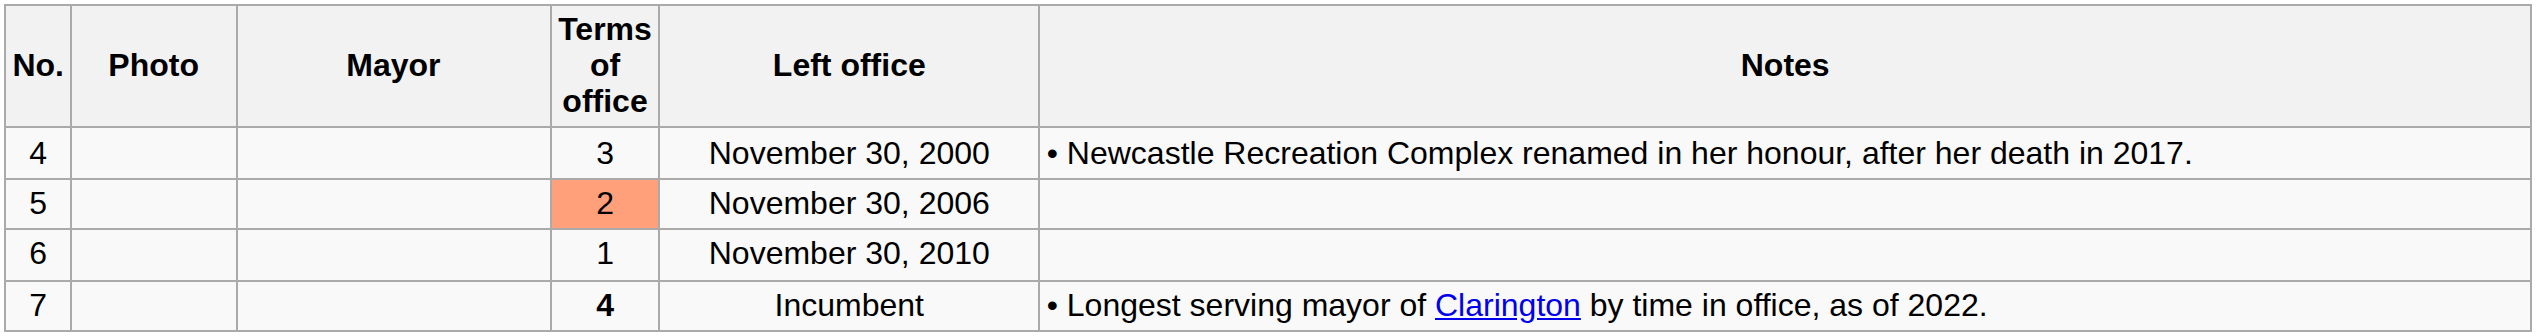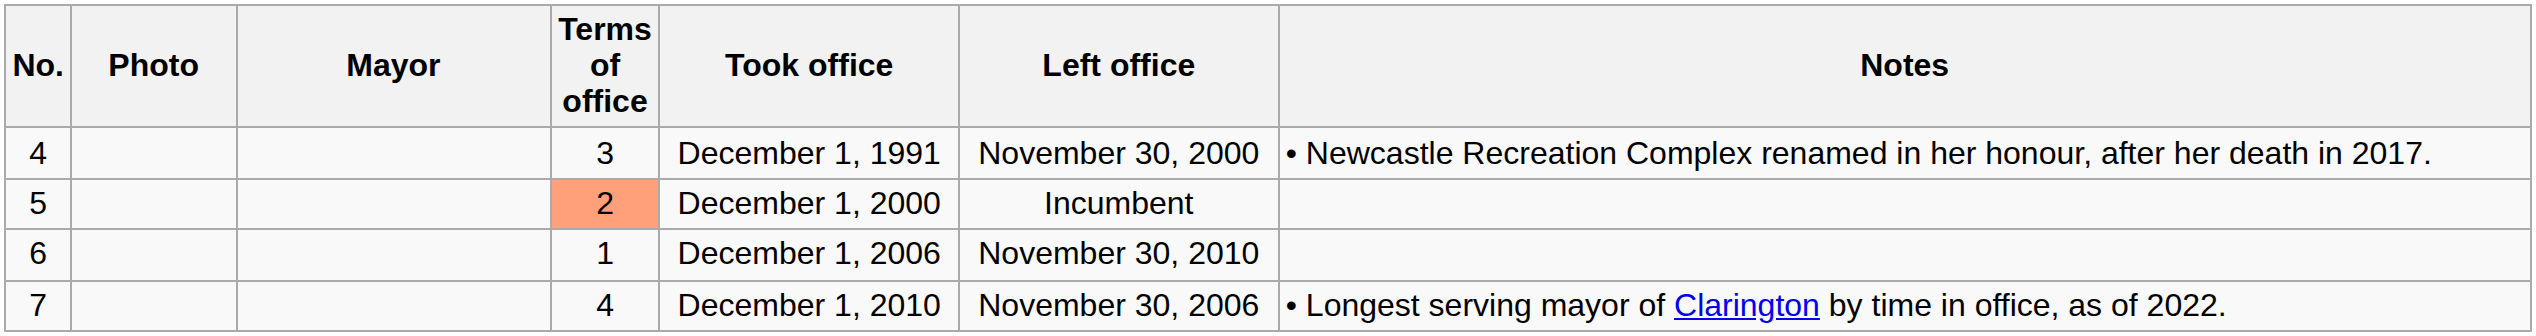+ column: (809, 65)
(849, 203) November 30, 2006 -> (1119, 203) Incumbent
(605, 304) bold -> (605, 304) normal
(849, 304) Incumbent -> (1119, 304) November 30, 2006
